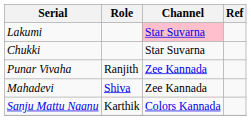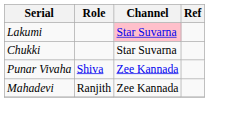(121, 69) Ranjith -> (90, 69) Shiva
(117, 87) Shiva -> (94, 87) Ranjith
- row: (53, 106)
